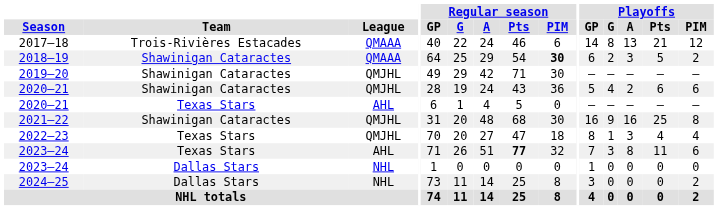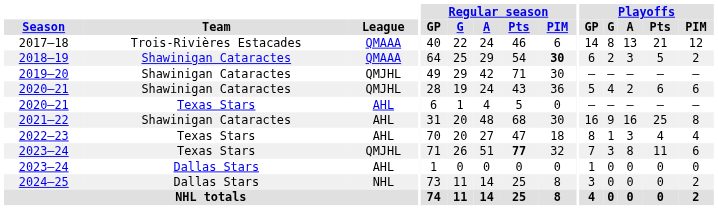(383, 120) QMJHL -> (383, 120) AHL
(383, 135) QMJHL -> (383, 135) AHL
(383, 151) AHL -> (383, 151) QMJHL
(383, 166) NHL -> (383, 166) AHL
